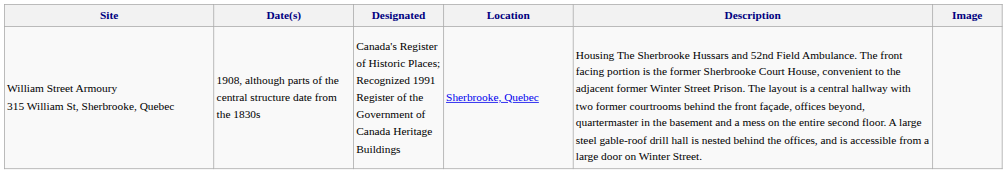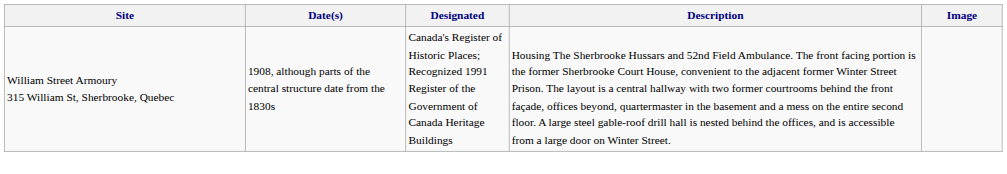- column: (508, 15)
